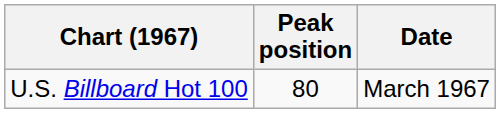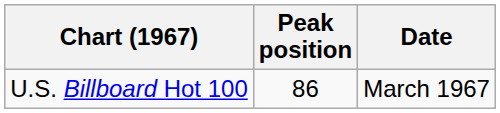(305, 88) 80 -> (305, 88) 86
